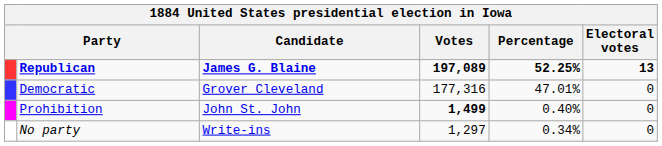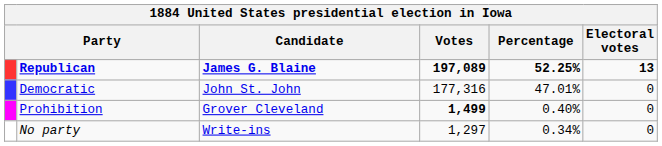(263, 90) Grover Cleveland -> (252, 90) John St. John
(252, 111) John St. John -> (263, 111) Grover Cleveland
